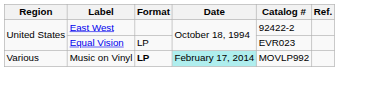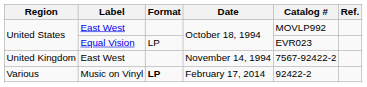(277, 27) 92422-2 -> (301, 27) MOVLP992
+ row: (41, 58)
(214, 58) paleturquoise background -> (225, 74) no background
(284, 58) MOVLP992 -> (293, 74) 92422-2
